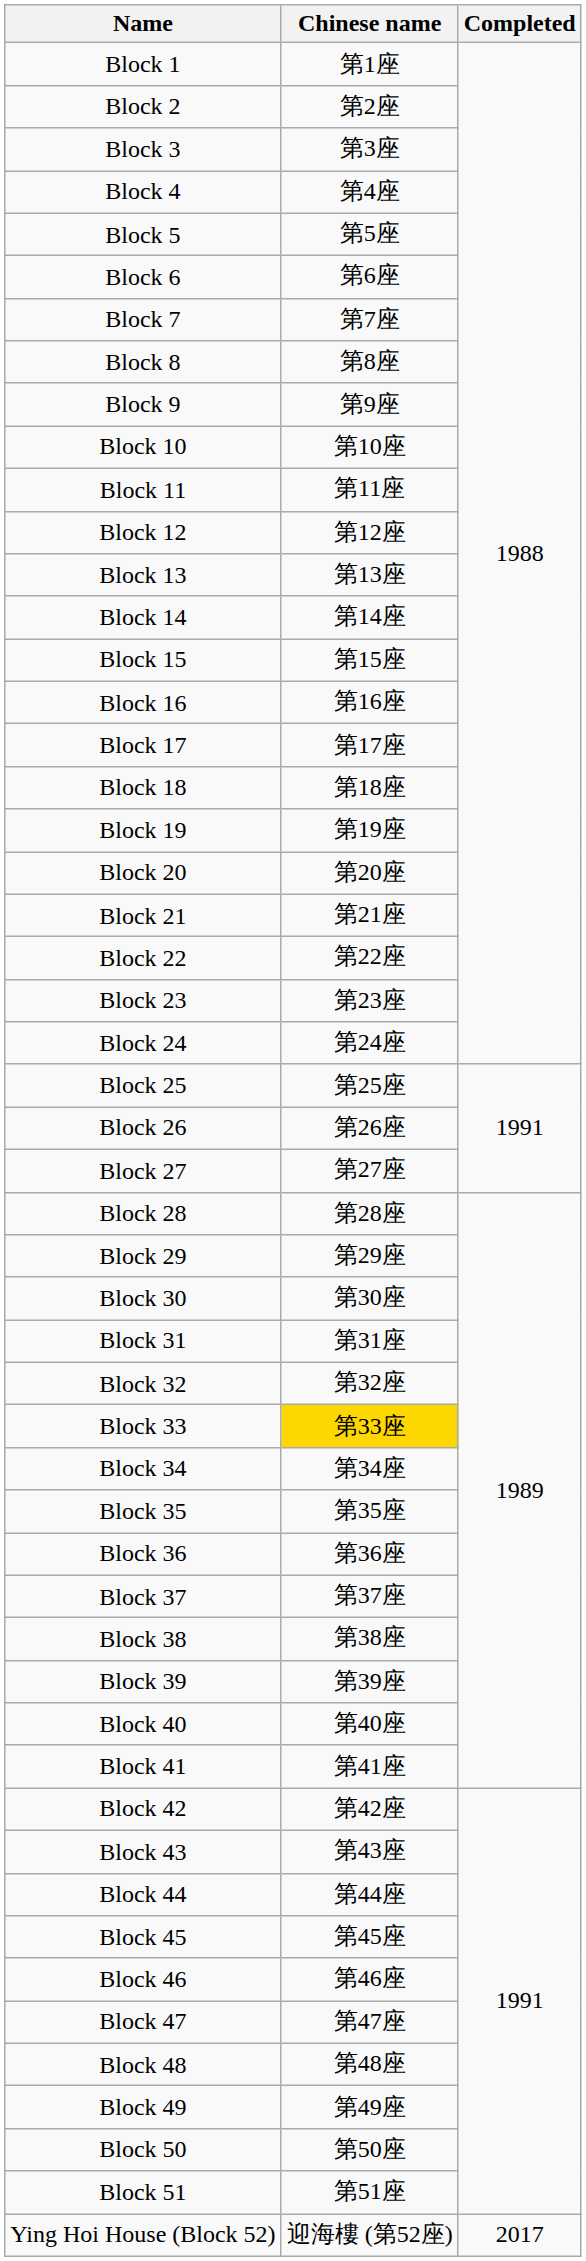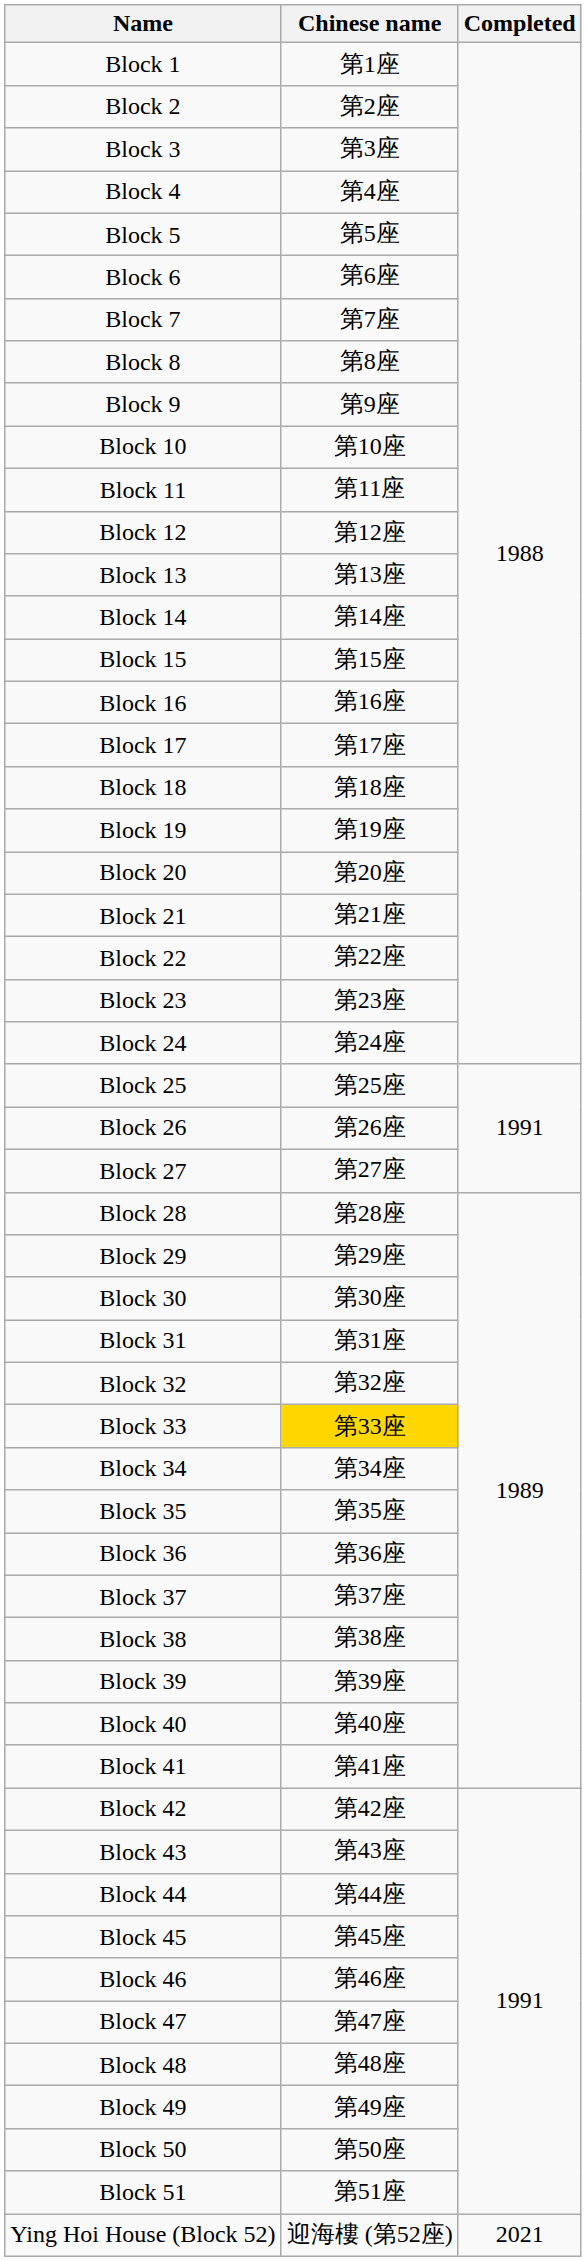(520, 2234) 2017 -> (520, 2234) 2021
